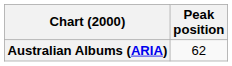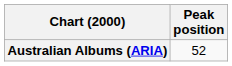(199, 50) 62 -> (199, 50) 52
